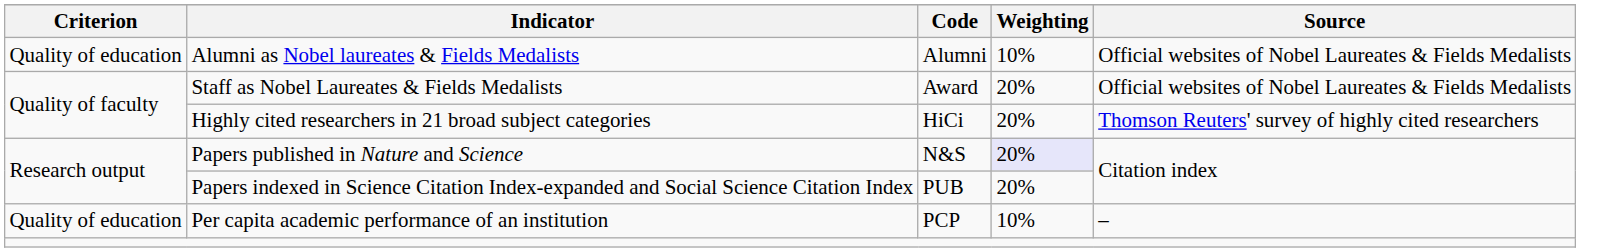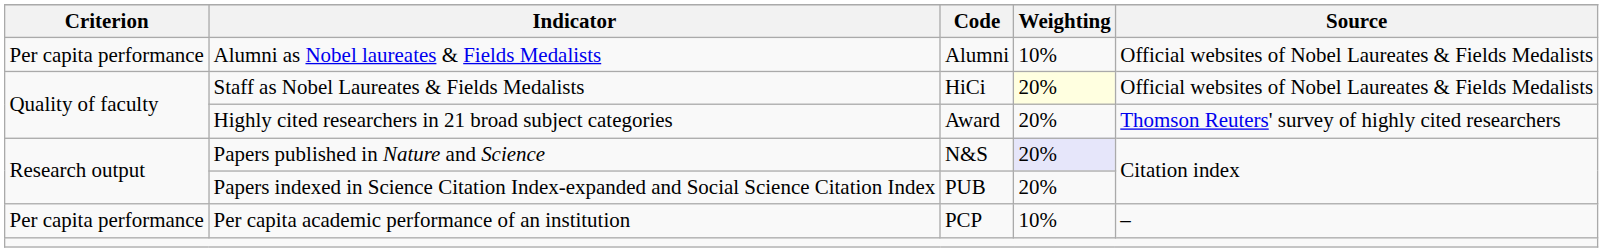(96, 54) Quality of education -> (107, 54) Per capita performance
(950, 87) Award -> (965, 87) HiCi
(1016, 87) no background -> (1038, 87) lightyellow background
(943, 120) HiCi -> (972, 120) Award
(96, 220) Quality of education -> (107, 220) Per capita performance
